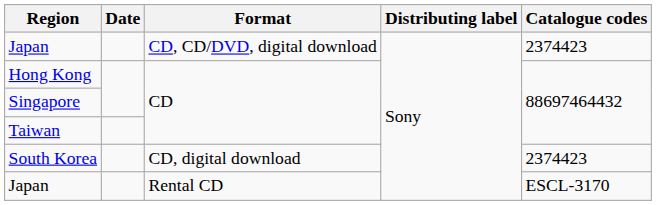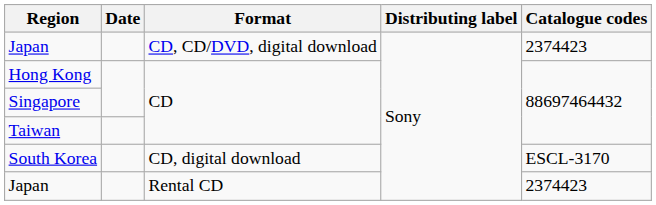(556, 158) 2374423 -> (568, 158) ESCL-3170
(568, 185) ESCL-3170 -> (556, 185) 2374423
